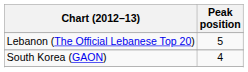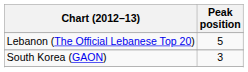(220, 58) 4 -> (220, 58) 3
